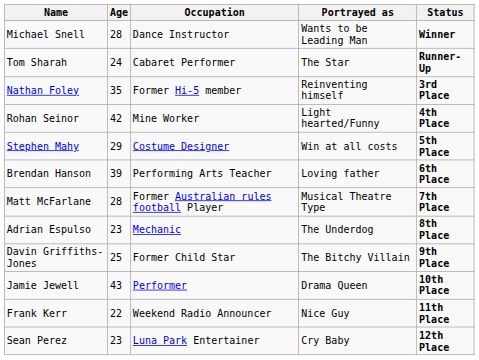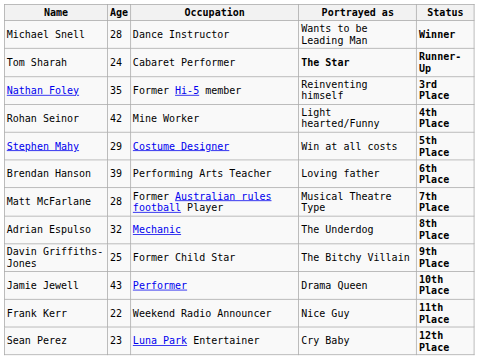(325, 62) normal -> (325, 62) bold
(116, 230) 23 -> (116, 230) 32
